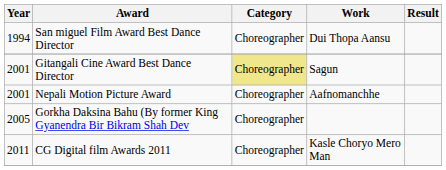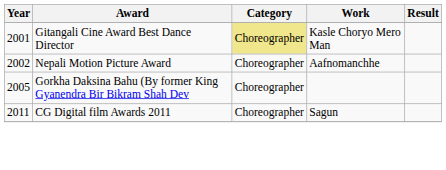- row: (118, 38)
(324, 69) Sagun -> (355, 38) Kasle Choryo Mero Man
(19, 94) 2001 -> (19, 63) 2002
(355, 150) Kasle Choryo Mero Man -> (324, 112) Sagun
